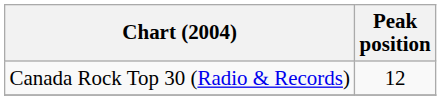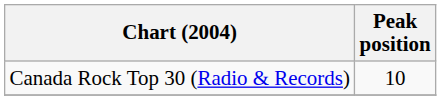(395, 77) 12 -> (395, 77) 10
